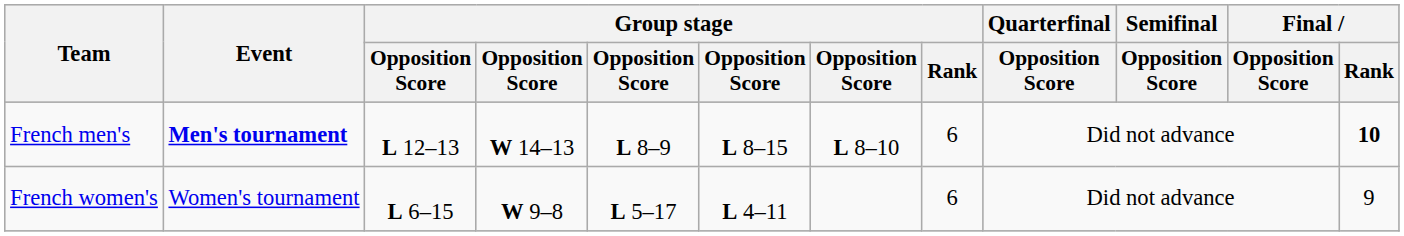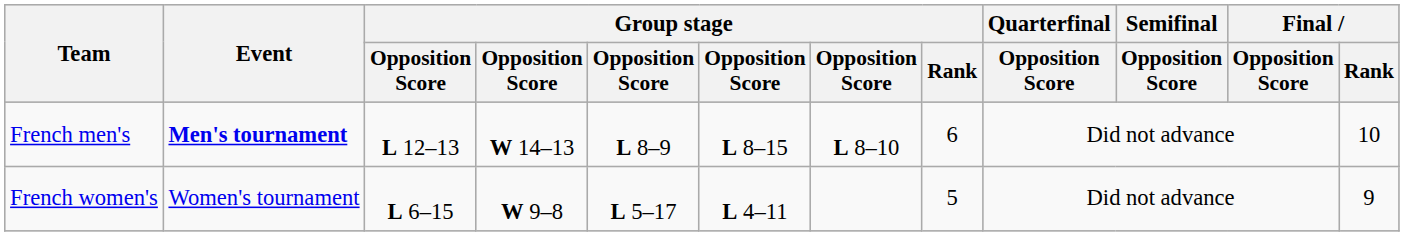(1369, 134) bold -> (1369, 134) normal
(952, 198) 6 -> (952, 198) 5
